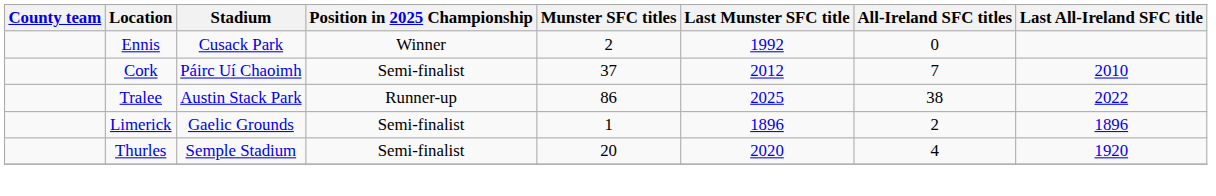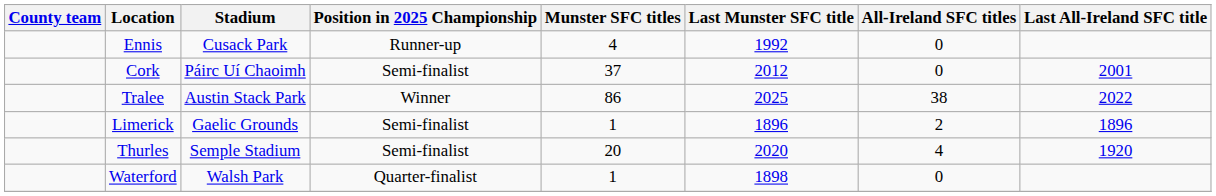(421, 44) Winner -> (425, 44) Runner-up
(609, 44) 2 -> (613, 44) 4
(935, 71) 7 -> (939, 71) 0
(1111, 71) 2010 -> (1116, 71) 2001
(421, 97) Runner-up -> (425, 97) Winner
+ row: (143, 177)
